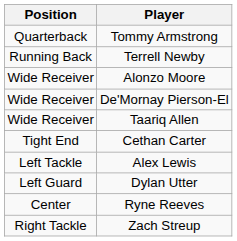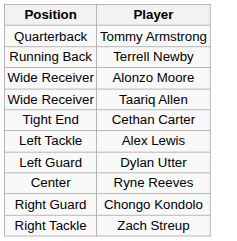- row: (164, 99)
+ row: (153, 204)
